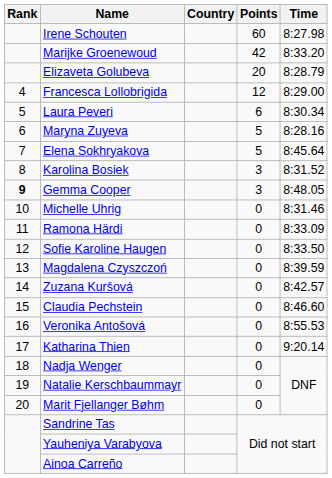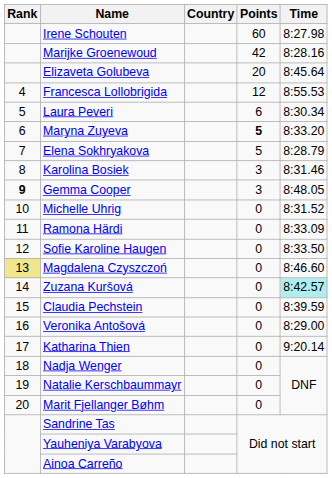(304, 53) 8:33.20 -> (304, 53) 8:28.16
(304, 72) 8:28.79 -> (304, 72) 8:45.64
(304, 92) 8:29.00 -> (304, 92) 8:55.53
(259, 131) normal -> (259, 131) bold
(304, 131) 8:28.16 -> (304, 131) 8:33.20
(304, 151) 8:45.64 -> (304, 151) 8:28.79
(304, 170) 8:31.52 -> (304, 170) 8:31.46
(304, 209) 8:31.46 -> (304, 209) 8:31.52
(22, 268) no background -> (22, 268) khaki background
(304, 268) 8:39.59 -> (304, 268) 8:46.60
(304, 287) no background -> (304, 287) paleturquoise background
(304, 307) 8:46.60 -> (304, 307) 8:39.59
(304, 326) 8:55.53 -> (304, 326) 8:29.00
